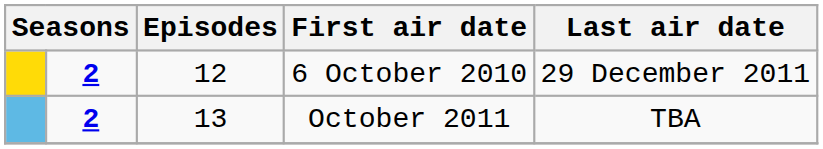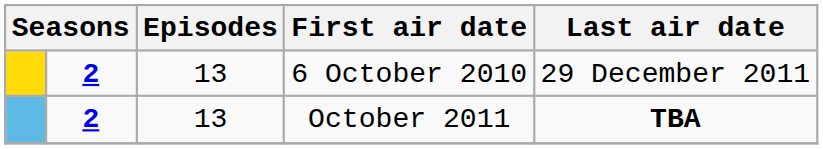(210, 74) 12 -> (210, 74) 13
(675, 119) normal -> (675, 119) bold
